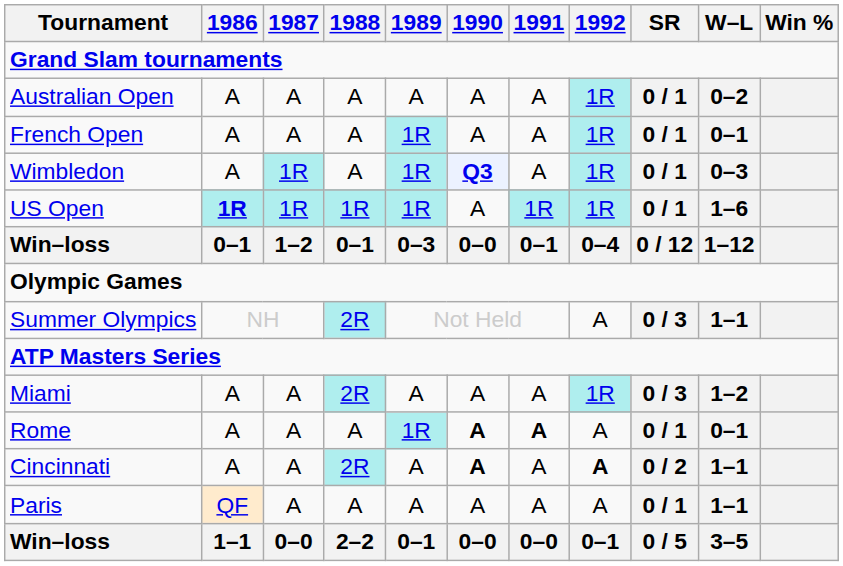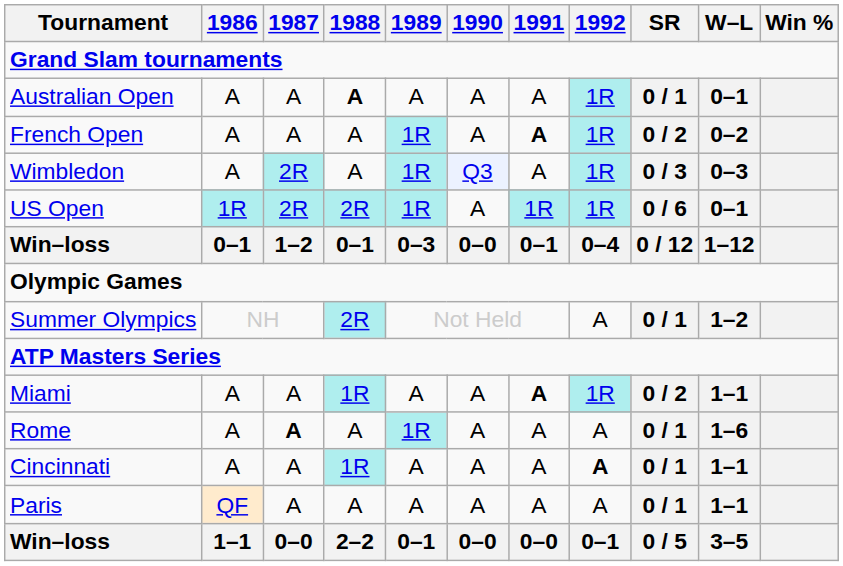(355, 96) normal -> (355, 96) bold
(729, 96) 0–2 -> (729, 96) 0–1
(539, 133) normal -> (539, 133) bold
(665, 133) 0 / 1 -> (665, 133) 0 / 2
(729, 133) 0–1 -> (729, 133) 0–2
(294, 170) 1R -> (294, 170) 2R
(478, 170) bold -> (478, 170) normal
(665, 170) 0 / 1 -> (665, 170) 0 / 3
(232, 207) bold -> (232, 207) normal
(294, 207) 1R -> (294, 207) 2R
(355, 207) 1R -> (355, 207) 2R
(665, 207) 0 / 1 -> (665, 207) 0 / 6
(729, 207) 1–6 -> (729, 207) 0–1
(665, 318) 0 / 3 -> (665, 318) 0 / 1
(729, 318) 1–1 -> (729, 318) 1–2
(355, 392) 2R -> (355, 392) 1R
(539, 392) normal -> (539, 392) bold
(665, 392) 0 / 3 -> (665, 392) 0 / 2
(729, 392) 1–2 -> (729, 392) 1–1
(294, 429) normal -> (294, 429) bold
(478, 429) bold -> (478, 429) normal
(539, 429) bold -> (539, 429) normal
(729, 429) 0–1 -> (729, 429) 1–6
(355, 466) 2R -> (355, 466) 1R
(478, 466) bold -> (478, 466) normal
(665, 466) 0 / 2 -> (665, 466) 0 / 1
